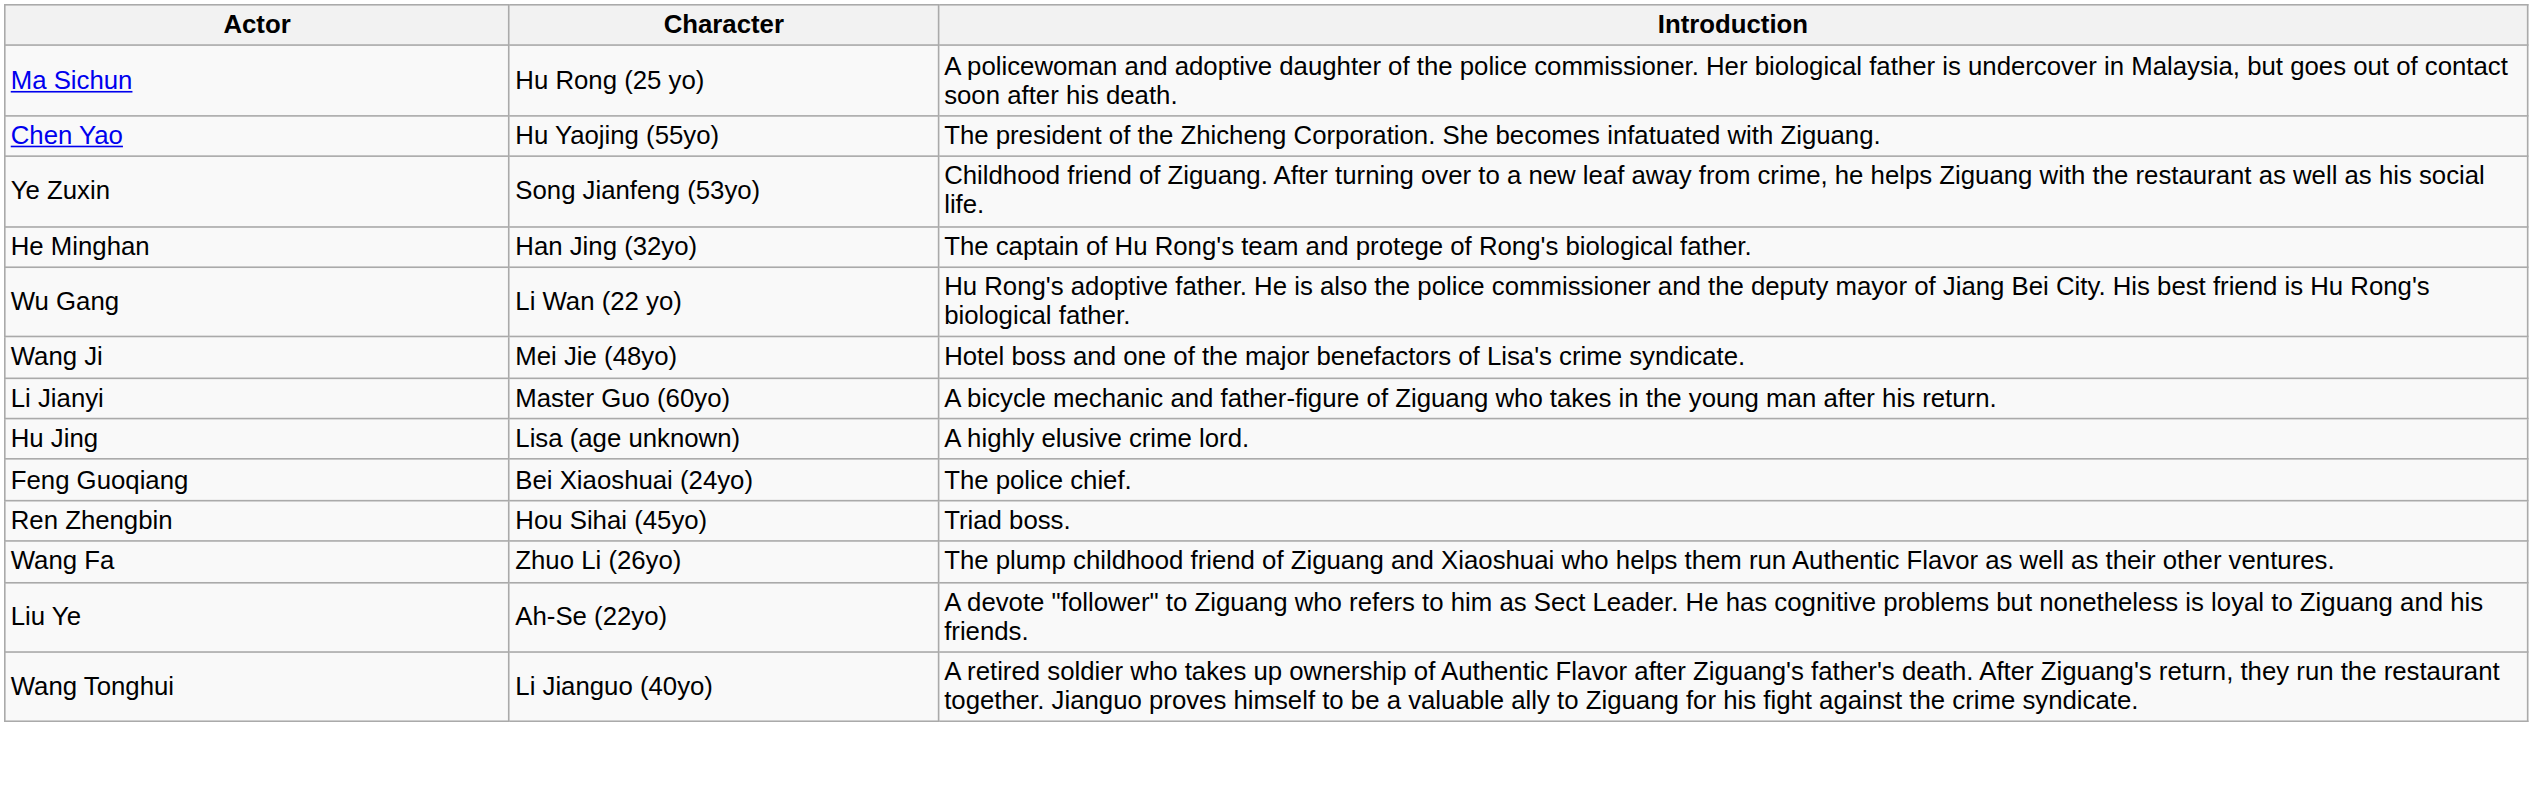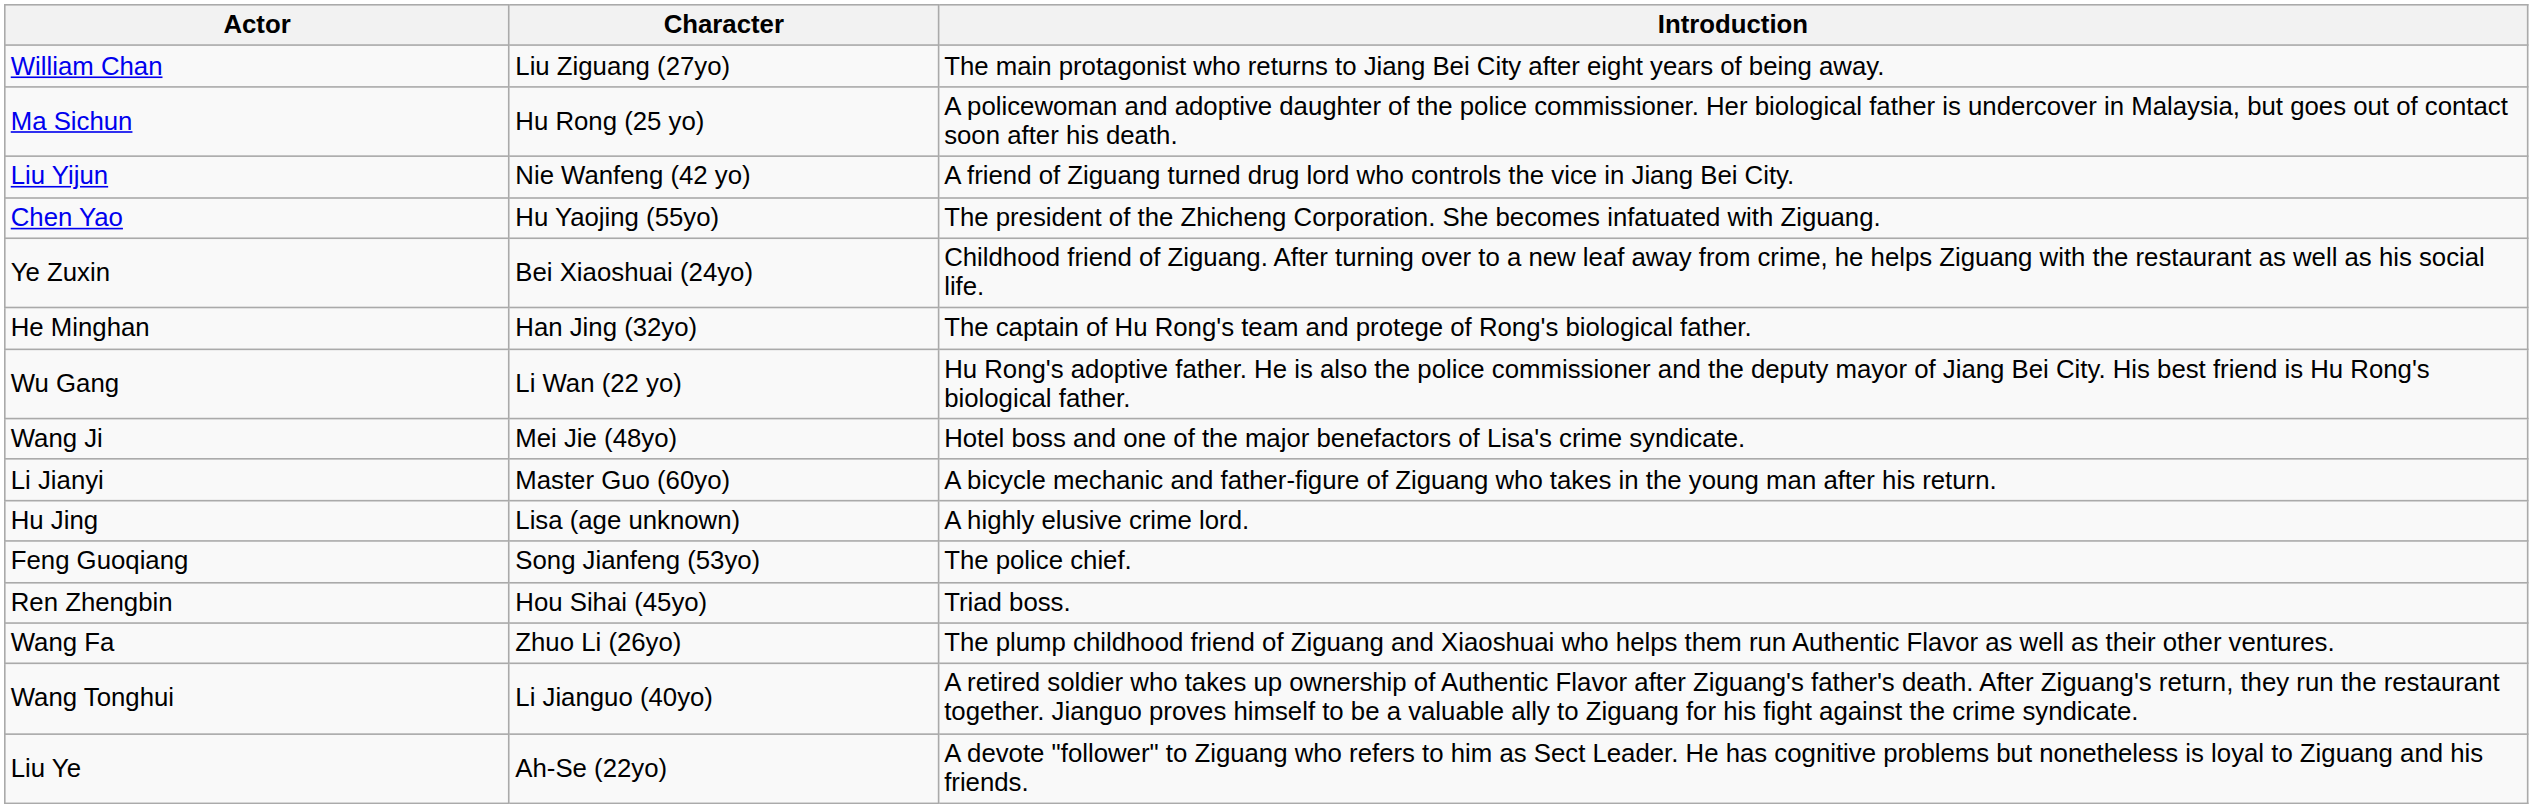+ row: (87, 65)
+ row: (59, 176)
(638, 190) Song Jianfeng (53yo) -> (634, 272) Bei Xiaoshuai (24yo)
(634, 479) Bei Xiaoshuai (24yo) -> (638, 561) Song Jianfeng (53yo)
rows swapped: (92, 686) <-> (46, 616)
